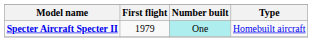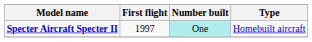(145, 29) 1979 -> (145, 29) 1997
